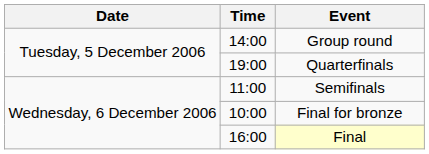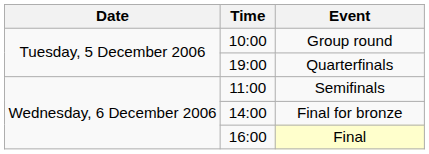(248, 40) 14:00 -> (248, 40) 10:00
(248, 112) 10:00 -> (248, 112) 14:00
